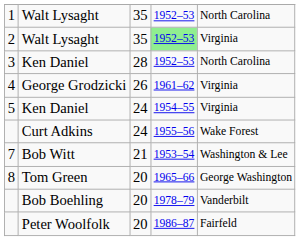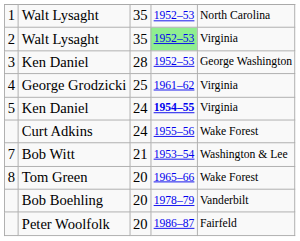(235, 62) North Carolina -> (246, 62) George Washington
(140, 85) 26 -> (140, 85) 25
(174, 108) normal -> (174, 108) bold
(246, 177) George Washington -> (229, 177) Wake Forest
